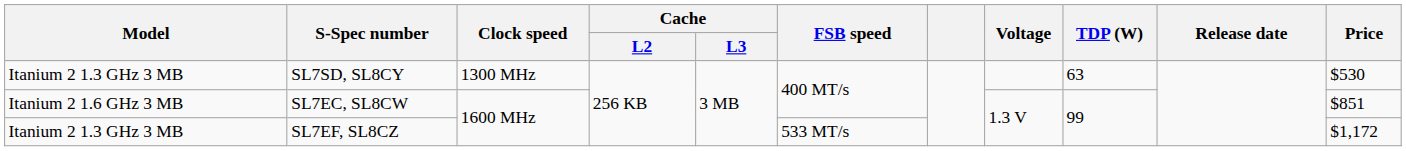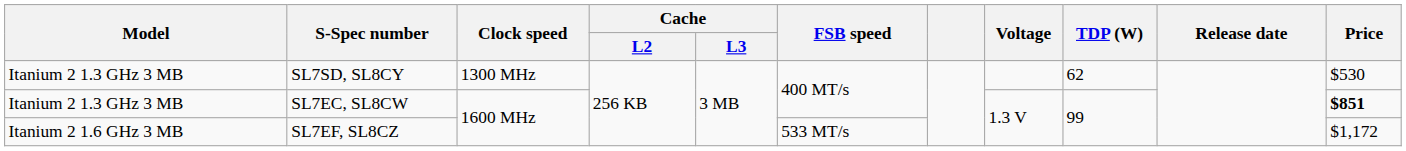(1075, 74) 63 -> (1075, 74) 62
(96, 102) Itanium 2 1.6 GHz 3 MB -> (96, 102) Itanium 2 1.3 GHz 3 MB
(1348, 102) normal -> (1348, 102) bold
(96, 130) Itanium 2 1.3 GHz 3 MB -> (96, 130) Itanium 2 1.6 GHz 3 MB
